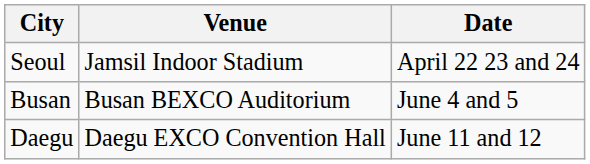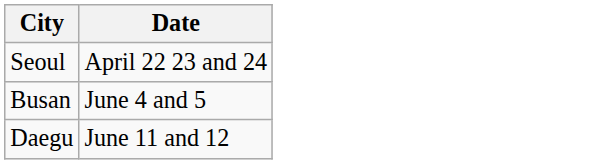- column: (235, 23)
